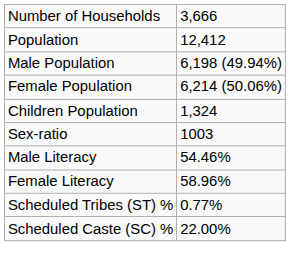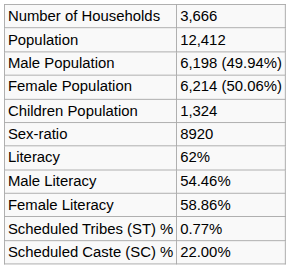(197, 134) 1003 -> (197, 134) 8920
+ row: (34, 157)
(205, 181) 58.96% -> (205, 205) 58.86%
